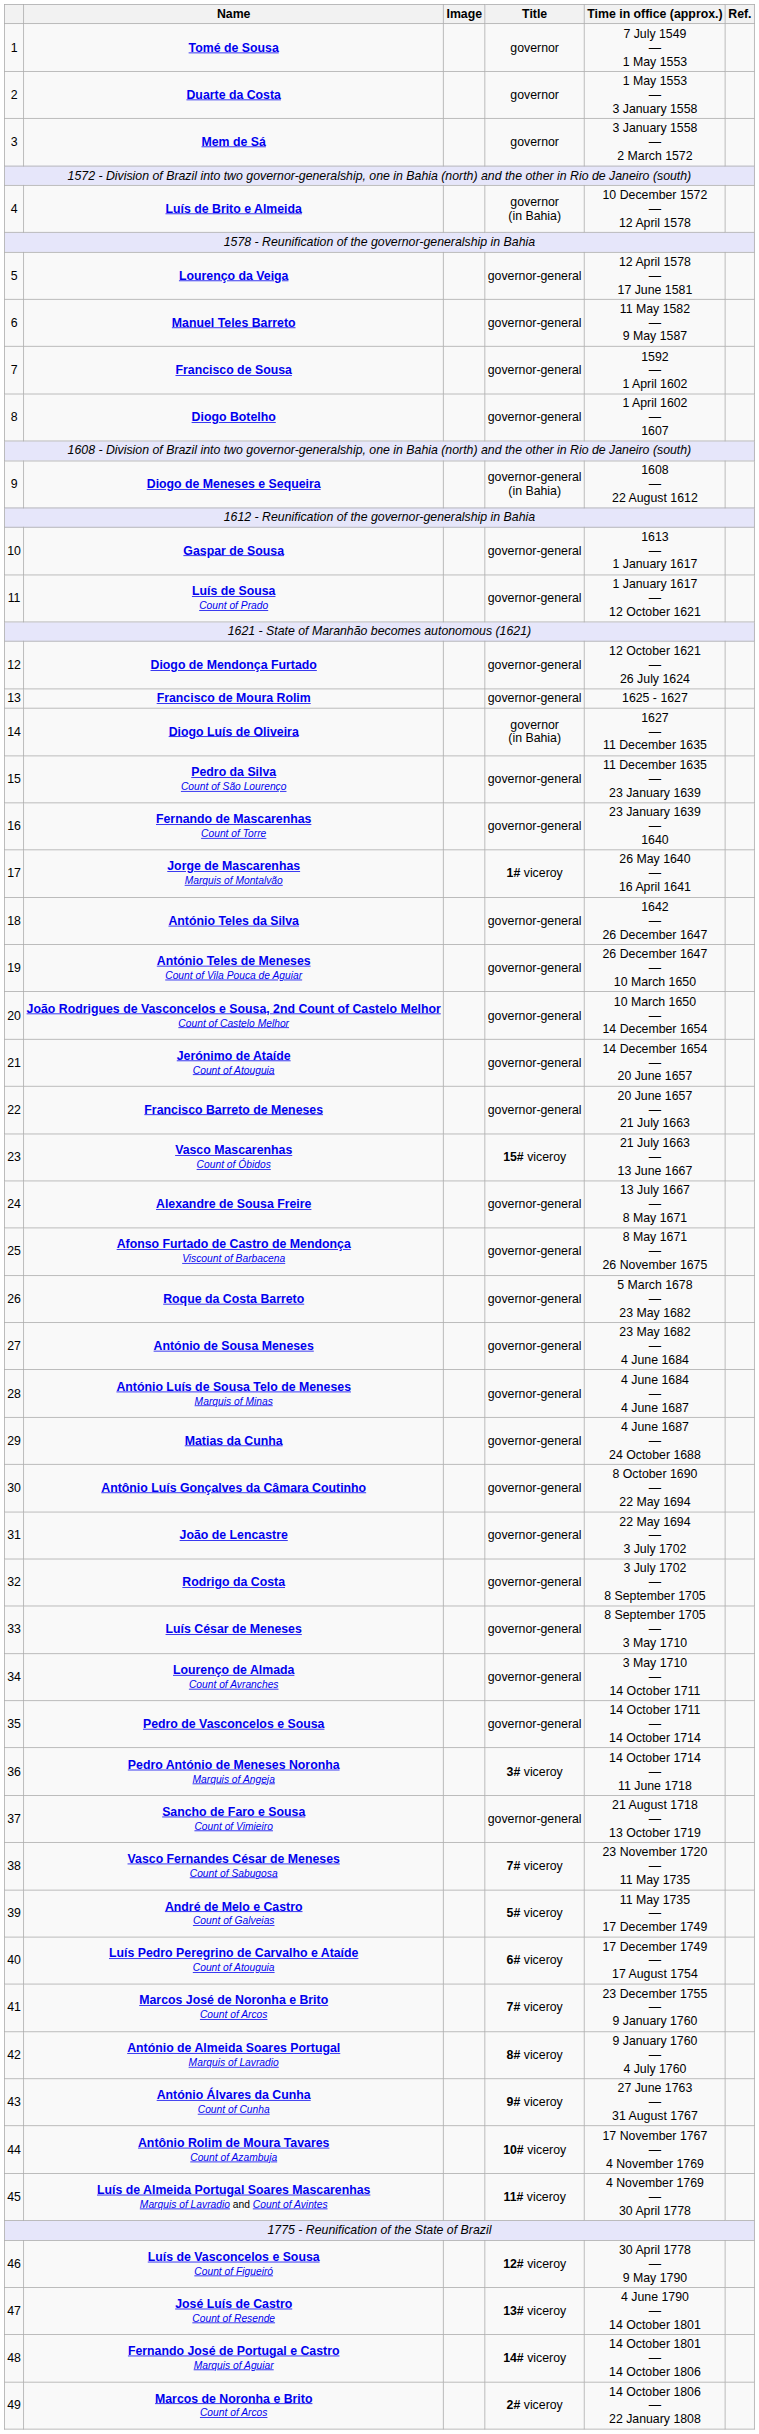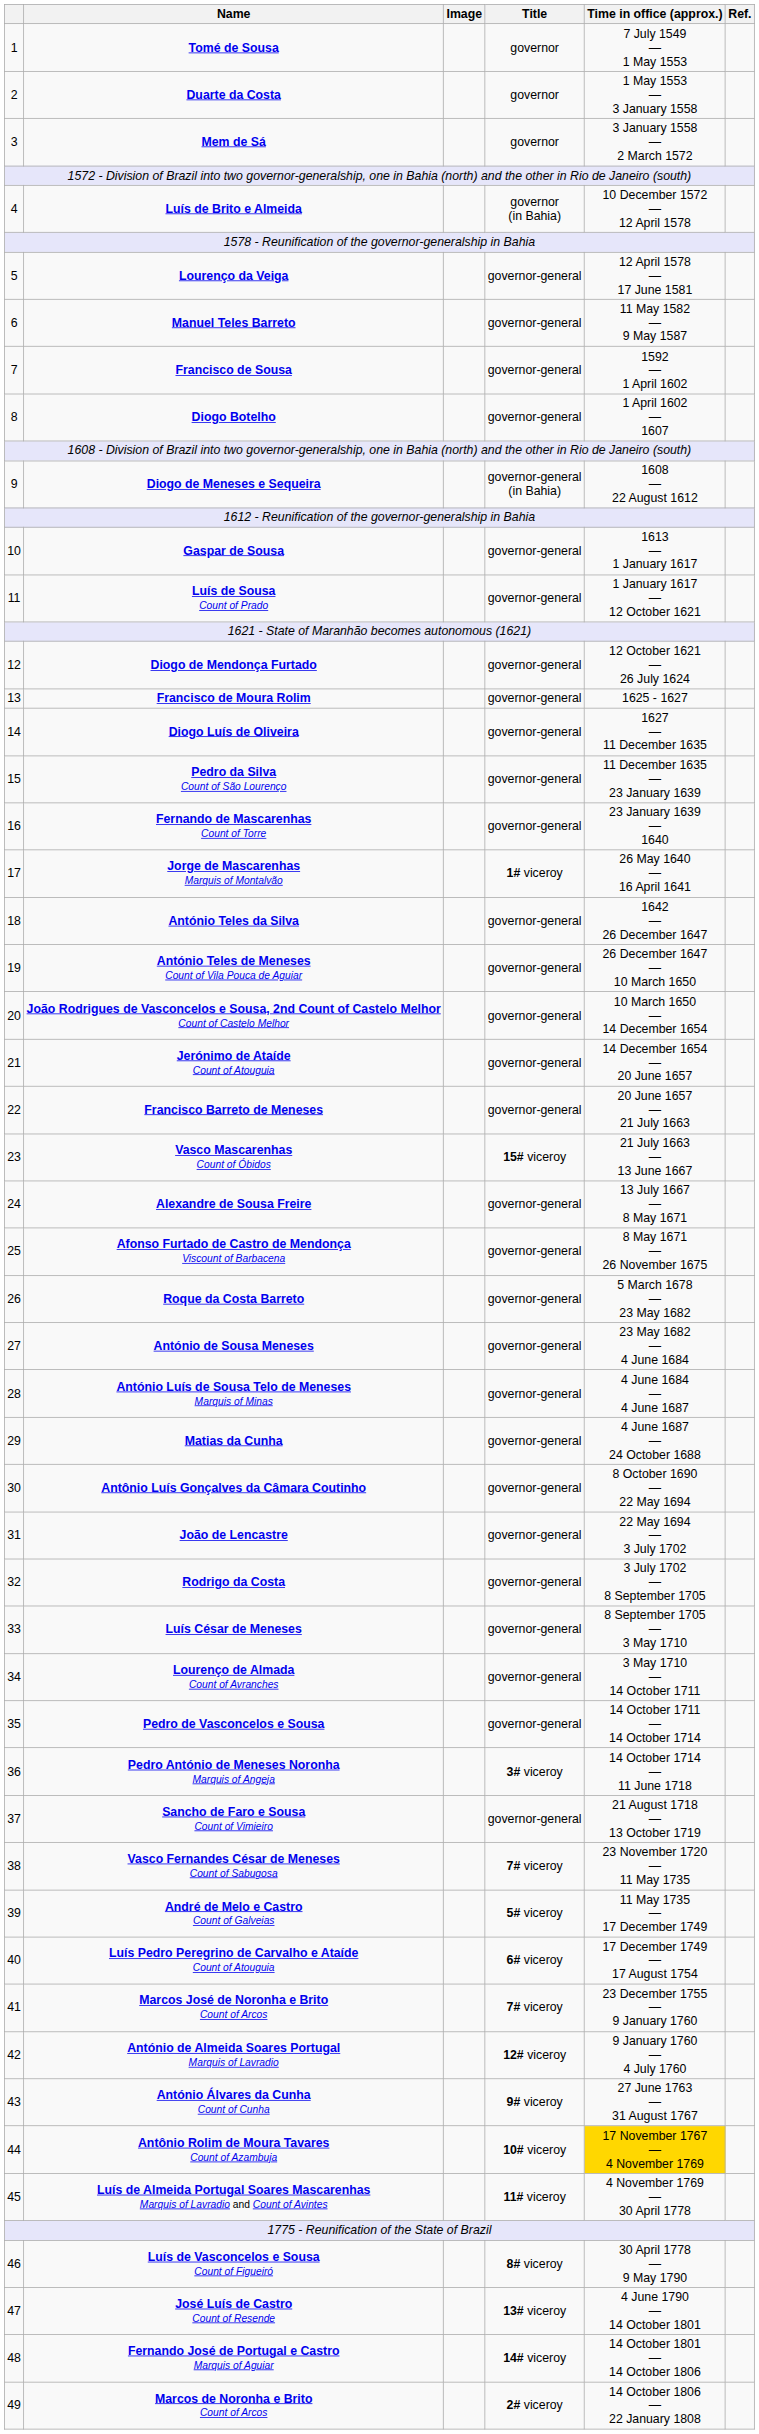(535, 732) governor (in Bahia) -> (535, 732) governor-general
(535, 2055) 8# viceroy -> (535, 2055) 12# viceroy
(655, 2149) no background -> (655, 2149) gold background
(535, 2263) 12# viceroy -> (535, 2263) 8# viceroy
